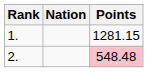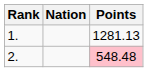(116, 35) 1281.15 -> (116, 35) 1281.13
